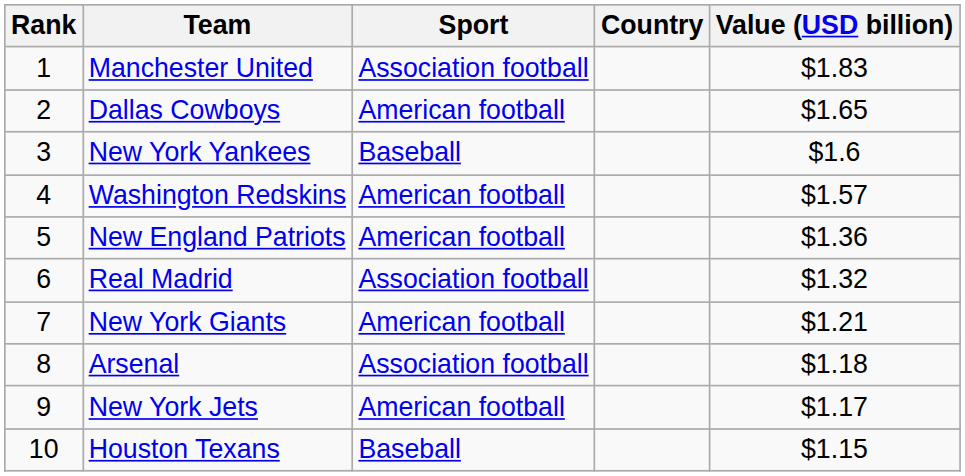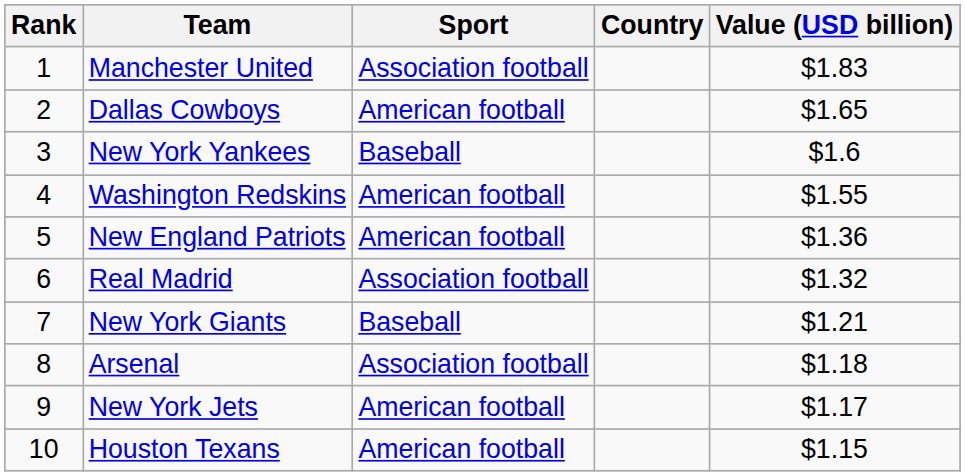(834, 195) $1.57 -> (834, 195) $1.55
(462, 322) American football -> (410, 322) Baseball
(410, 449) Baseball -> (462, 449) American football
